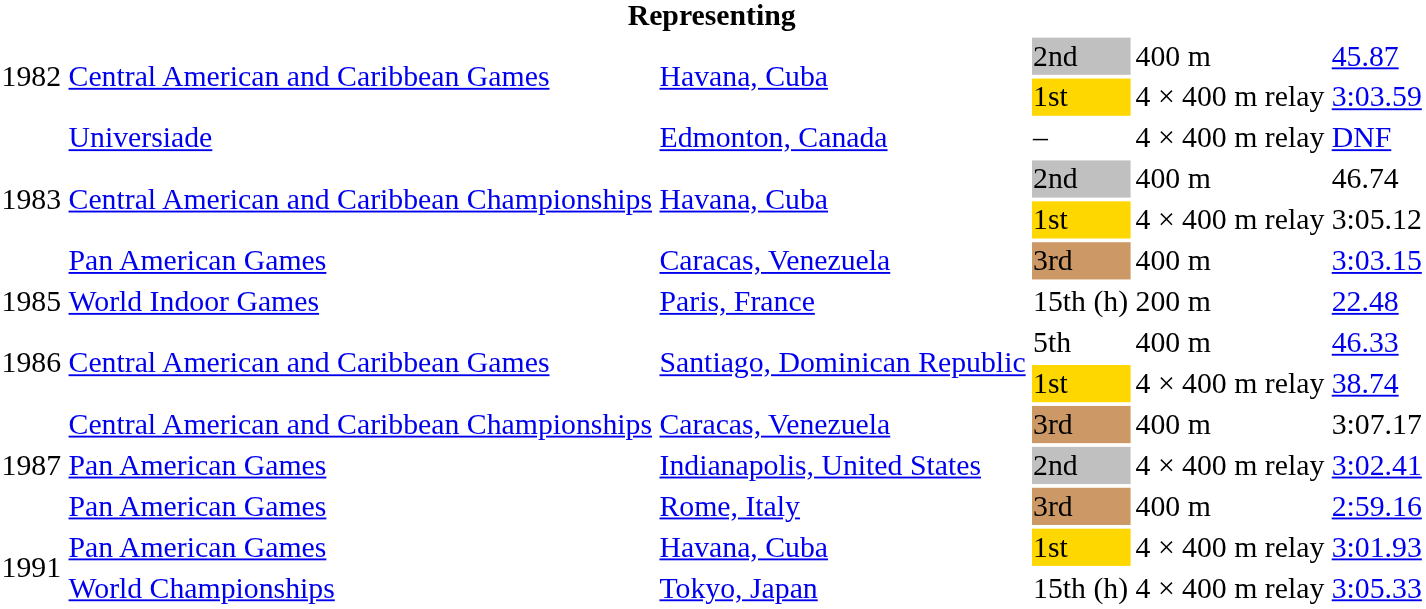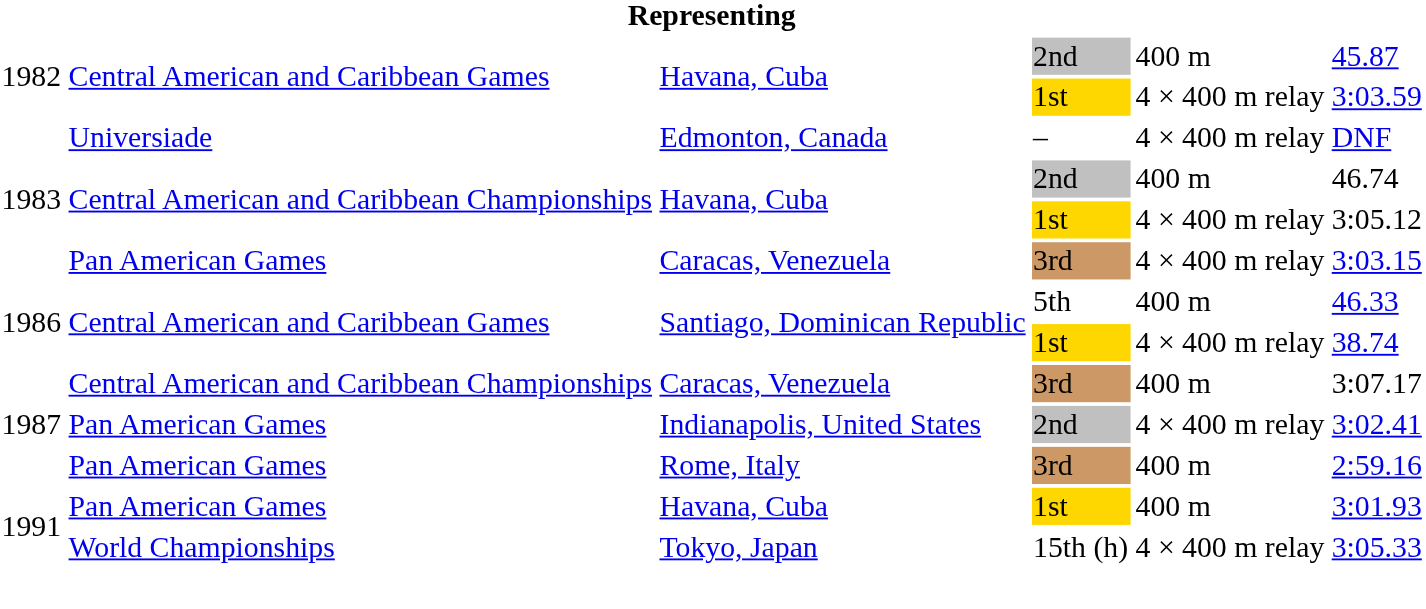(1173, 260) 400 m -> (1230, 260) 4 × 400 m relay
- row: (31, 301)
(1230, 546) 4 × 400 m relay -> (1173, 505) 400 m
